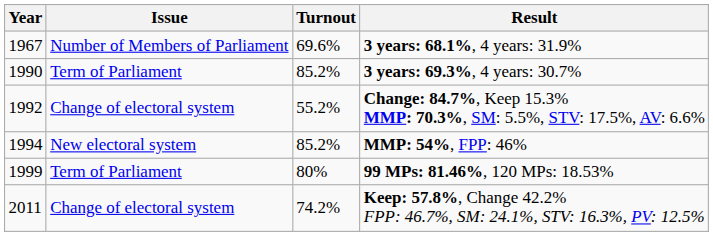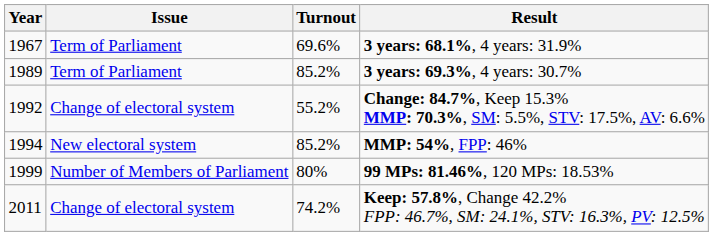(169, 44) Number of Members of Parliament -> (116, 44) Term of Parliament
(25, 71) 1990 -> (25, 71) 1989
(116, 171) Term of Parliament -> (169, 171) Number of Members of Parliament
